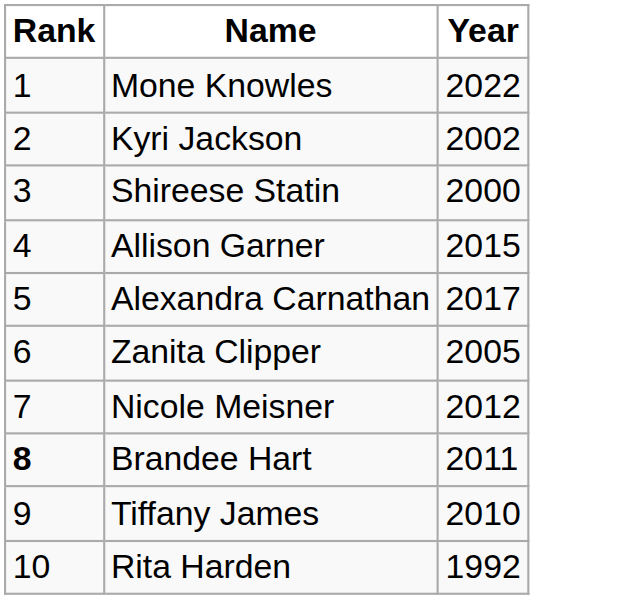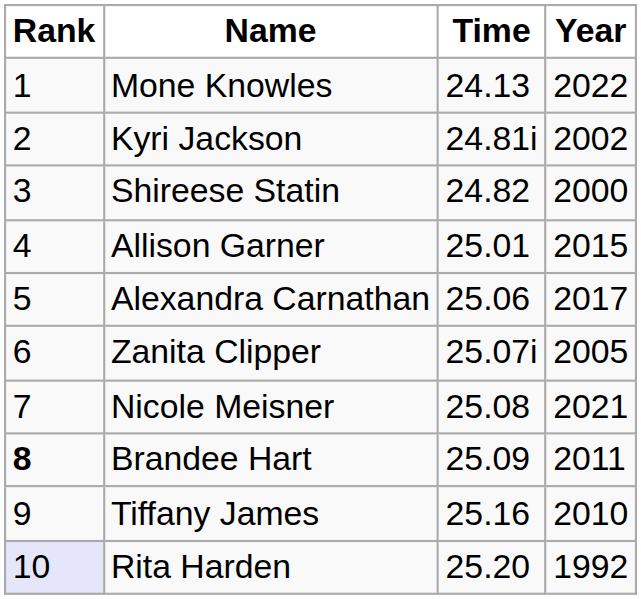+ column: (492, 31)
(483, 406) 2012 -> (591, 406) 2021
(32, 566) no background -> (32, 566) lavender background
